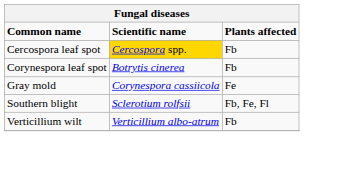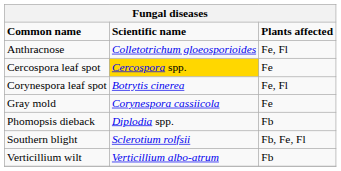+ row: (36, 49)
(231, 49) Fb -> (267, 67) Fe
(231, 67) Fb -> (275, 85) Fe, Fl
+ row: (51, 121)
